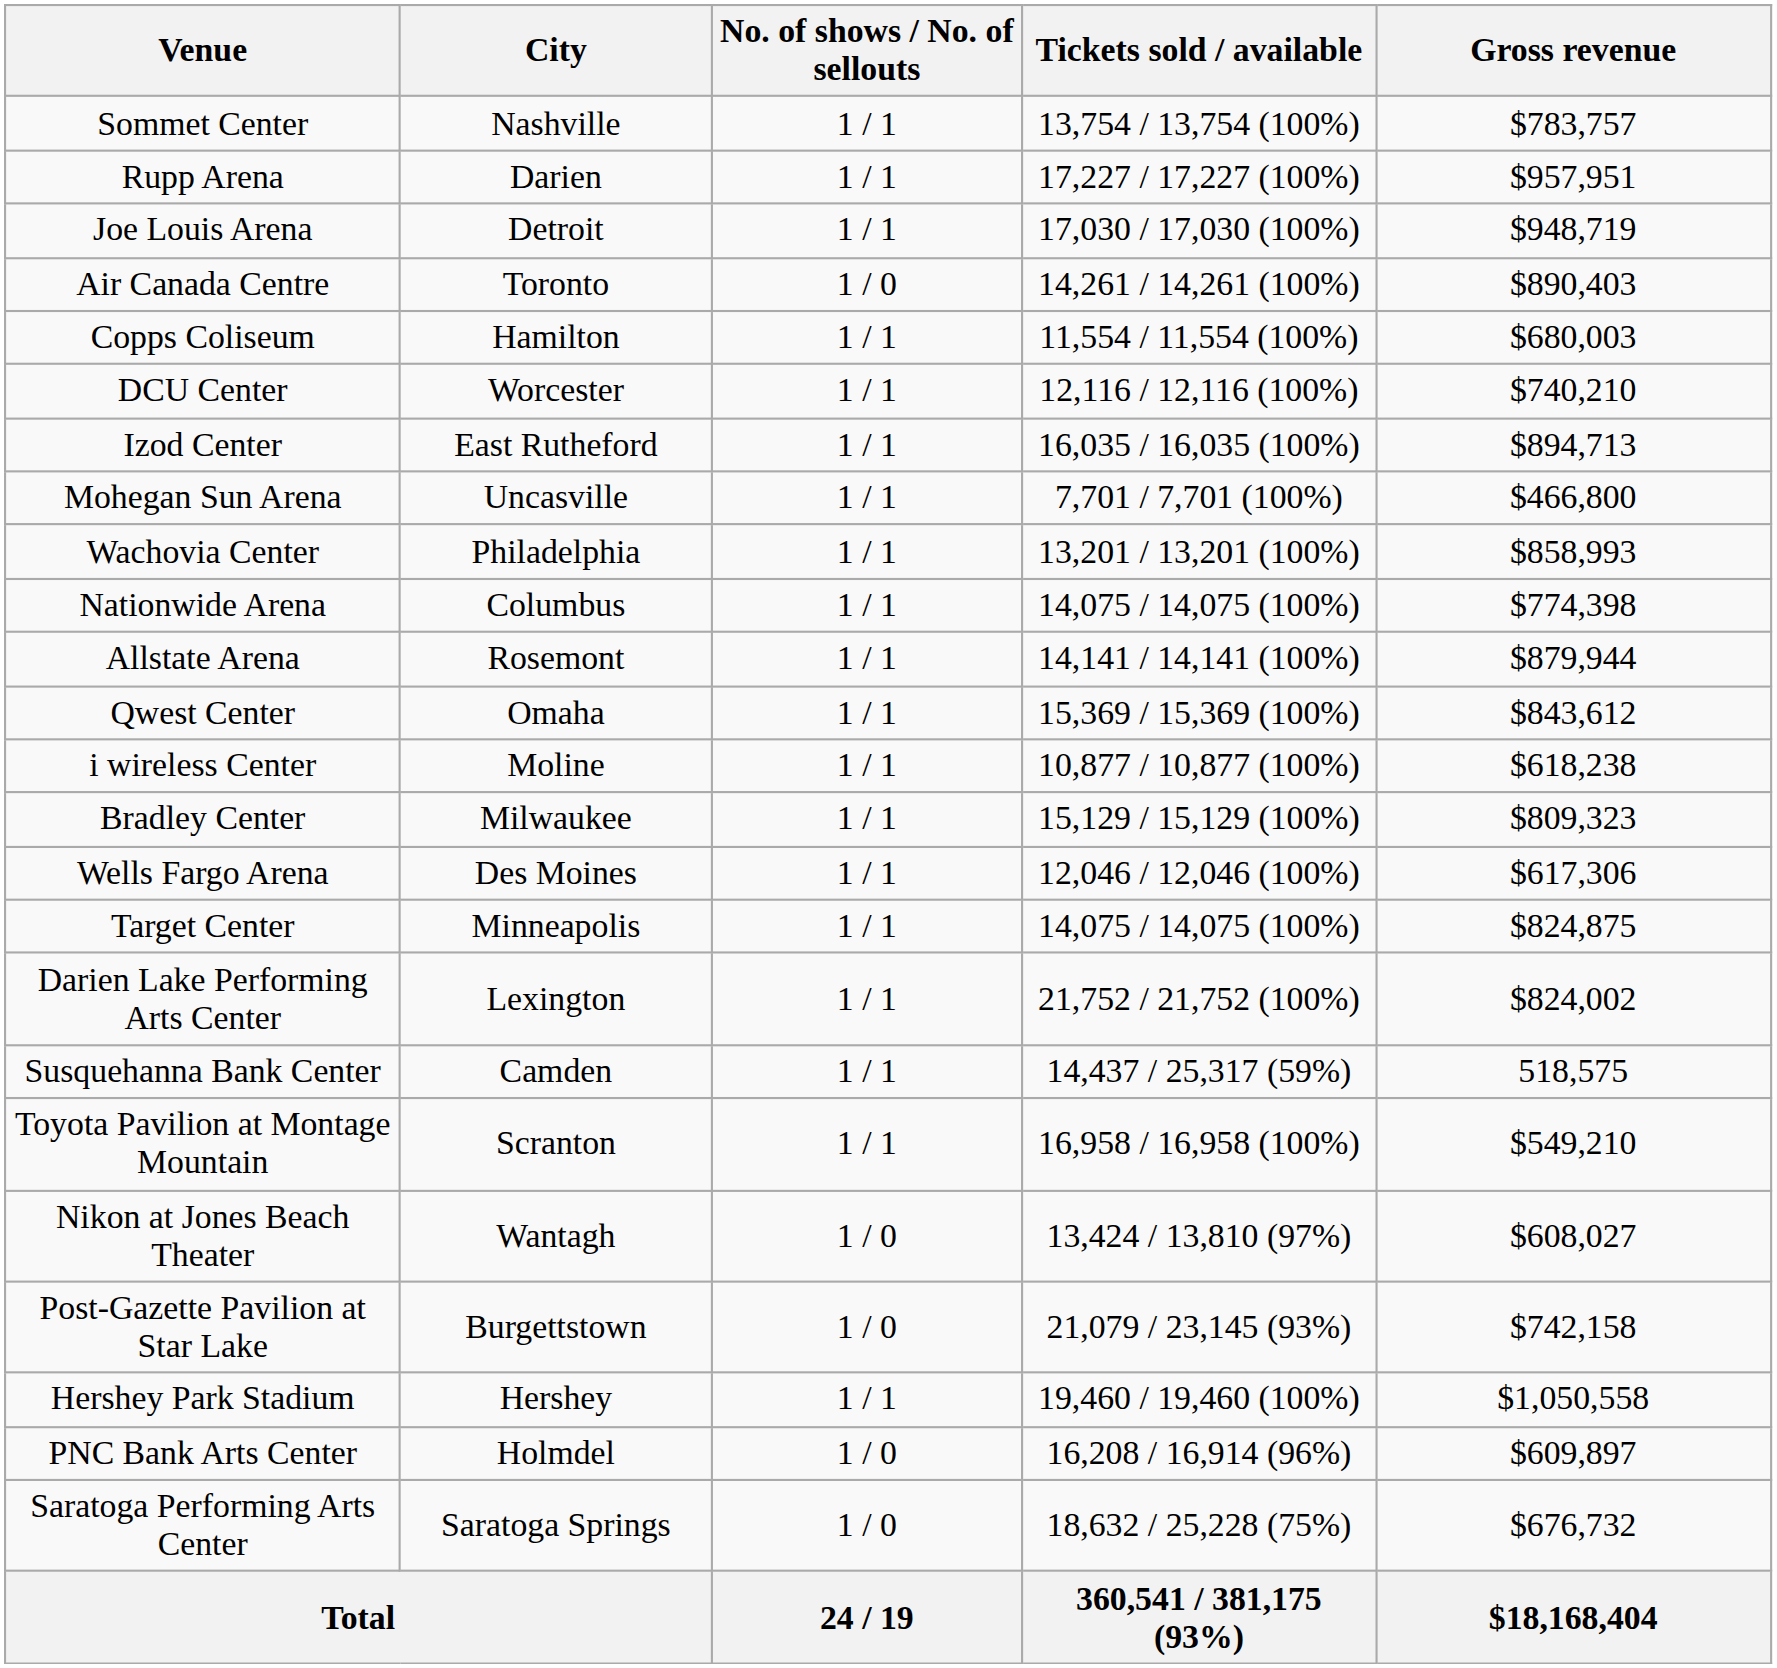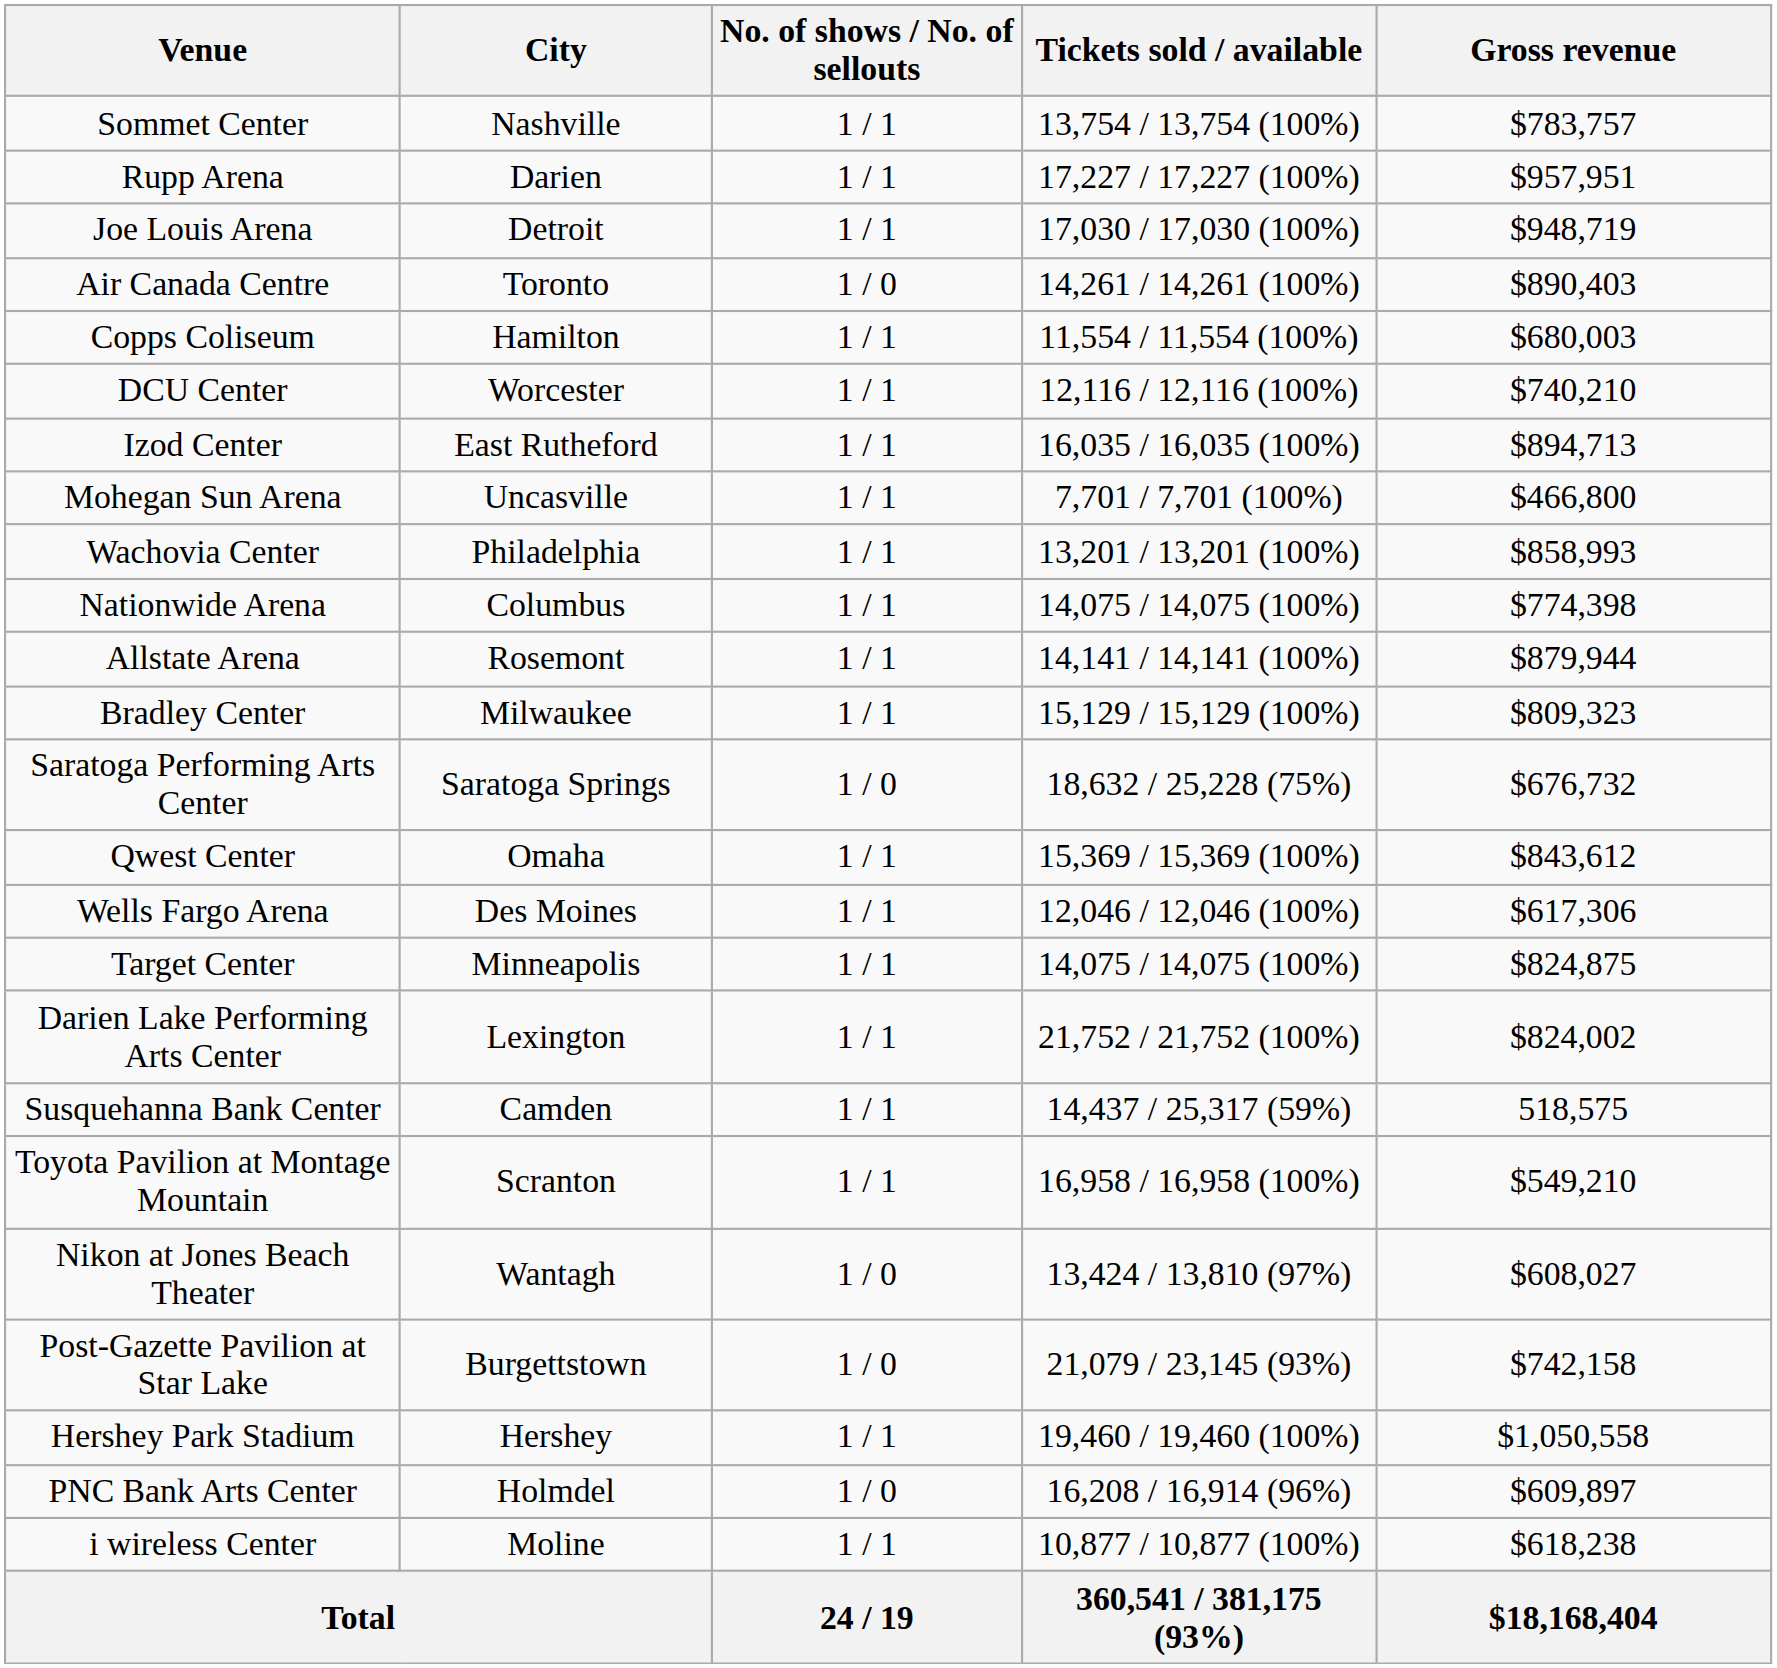rows swapped: (203, 818) <-> (203, 711)
rows swapped: (203, 765) <-> (203, 1525)
